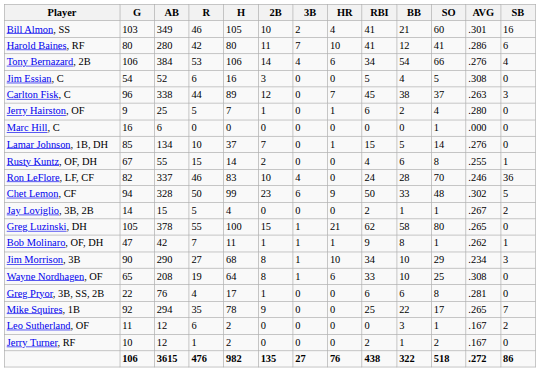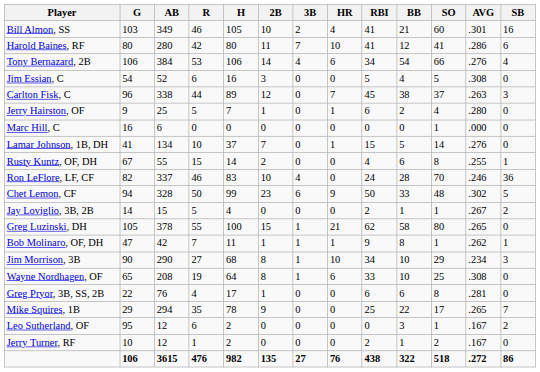(127, 144) 85 -> (127, 144) 41
(127, 309) 92 -> (127, 309) 29
(127, 326) 11 -> (127, 326) 95
